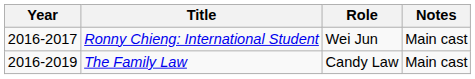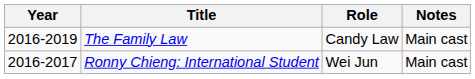rows swapped: (202, 39) <-> (136, 62)
